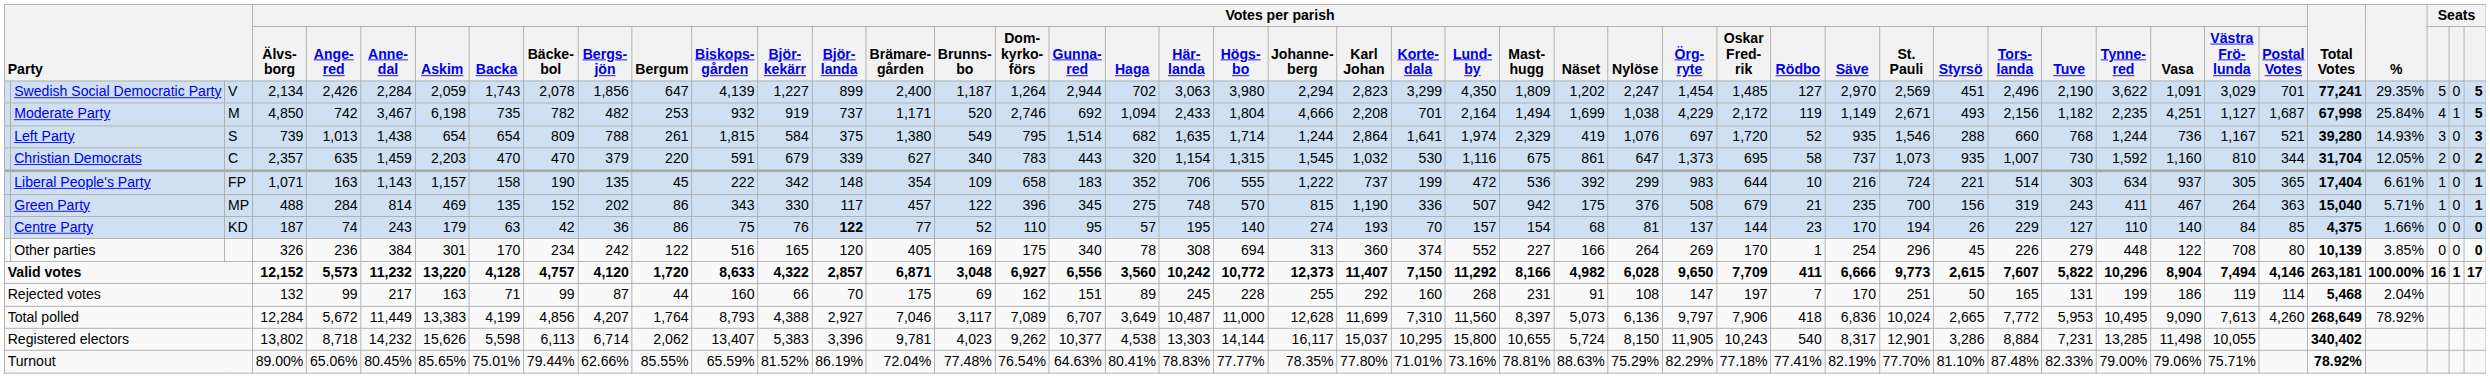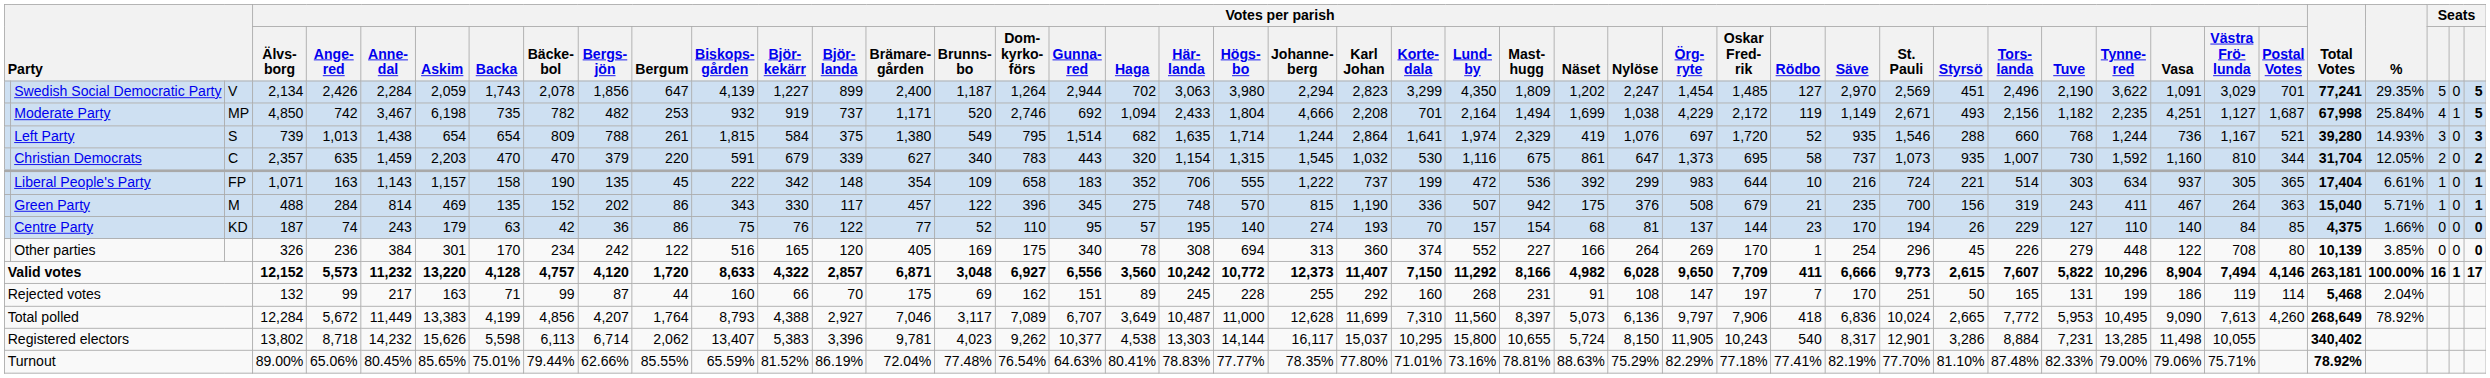(234, 114) M -> (239, 114) MP
(239, 205) MP -> (234, 205) M
(851, 227) bold -> (851, 227) normal
